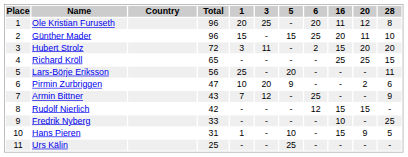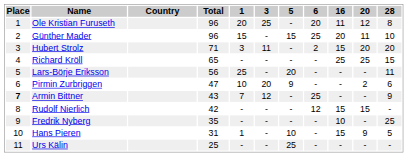(213, 48) 72 -> (213, 48) 71
(18, 96) normal -> (18, 96) bold
(213, 121) 33 -> (213, 121) 35
